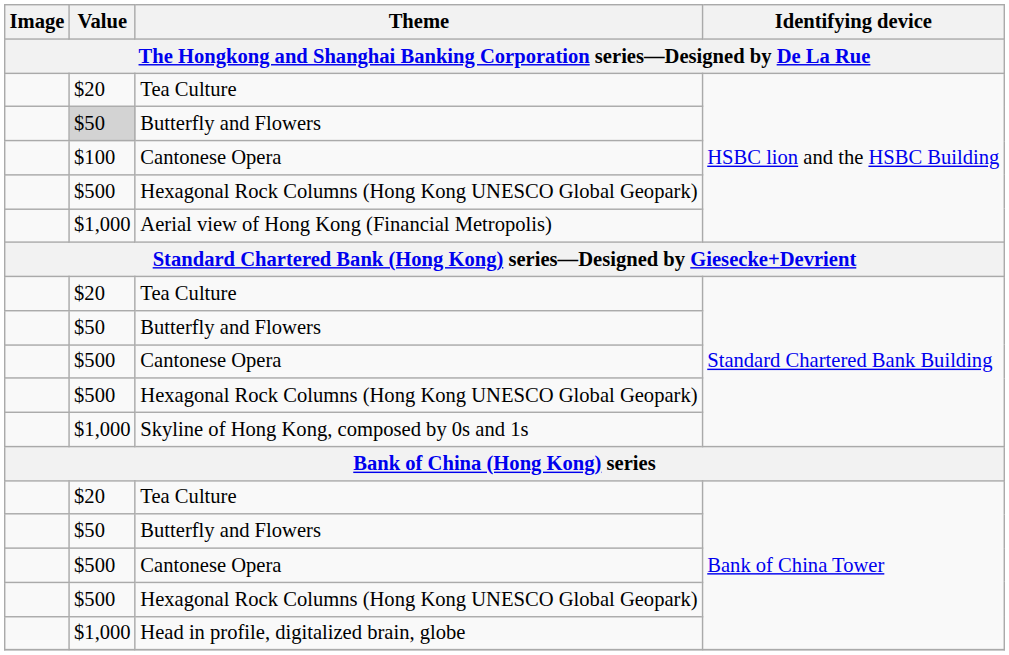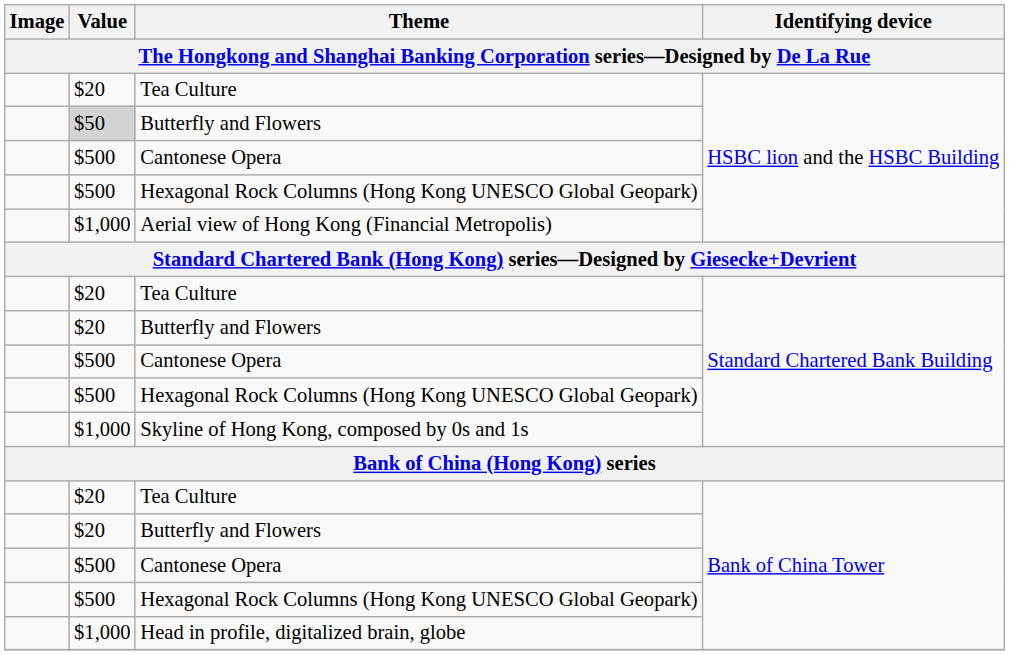(95, 157) $100 -> (95, 157) $500
(90, 327) $50 -> (90, 327) $20
(90, 531) $50 -> (90, 531) $20
